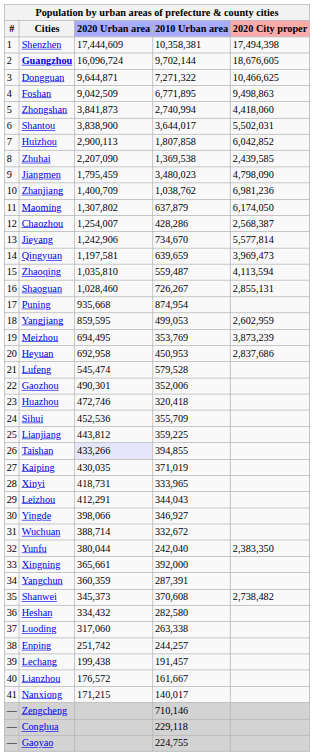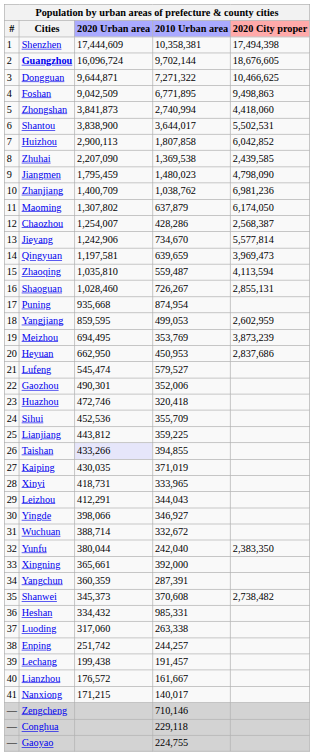(253, 126) 5,502,031 -> (253, 126) 5,502,531
(175, 175) 3,480,023 -> (175, 175) 1,480,023
(94, 353) 692,958 -> (94, 353) 662,950
(172, 369) 579,528 -> (172, 369) 579,527
(172, 613) 282,580 -> (172, 613) 985,331
